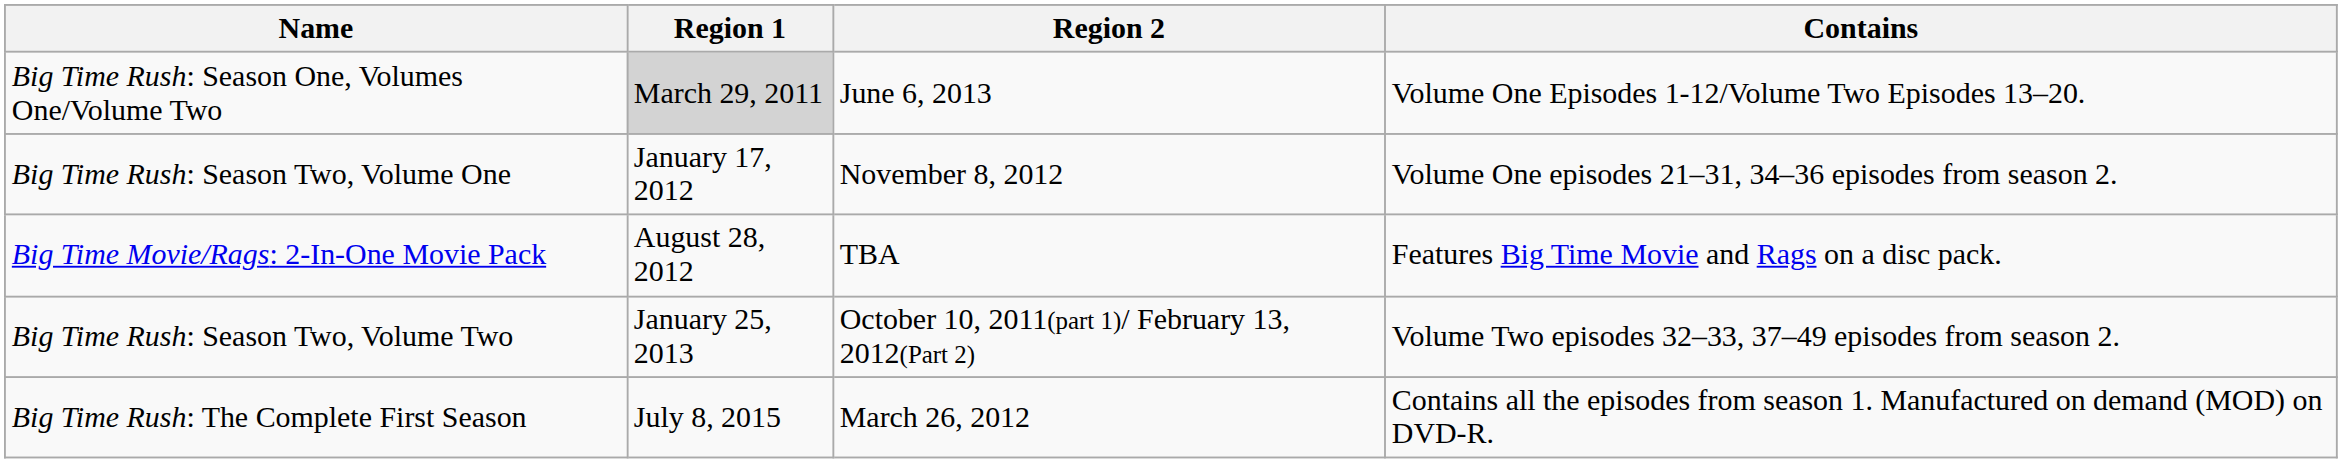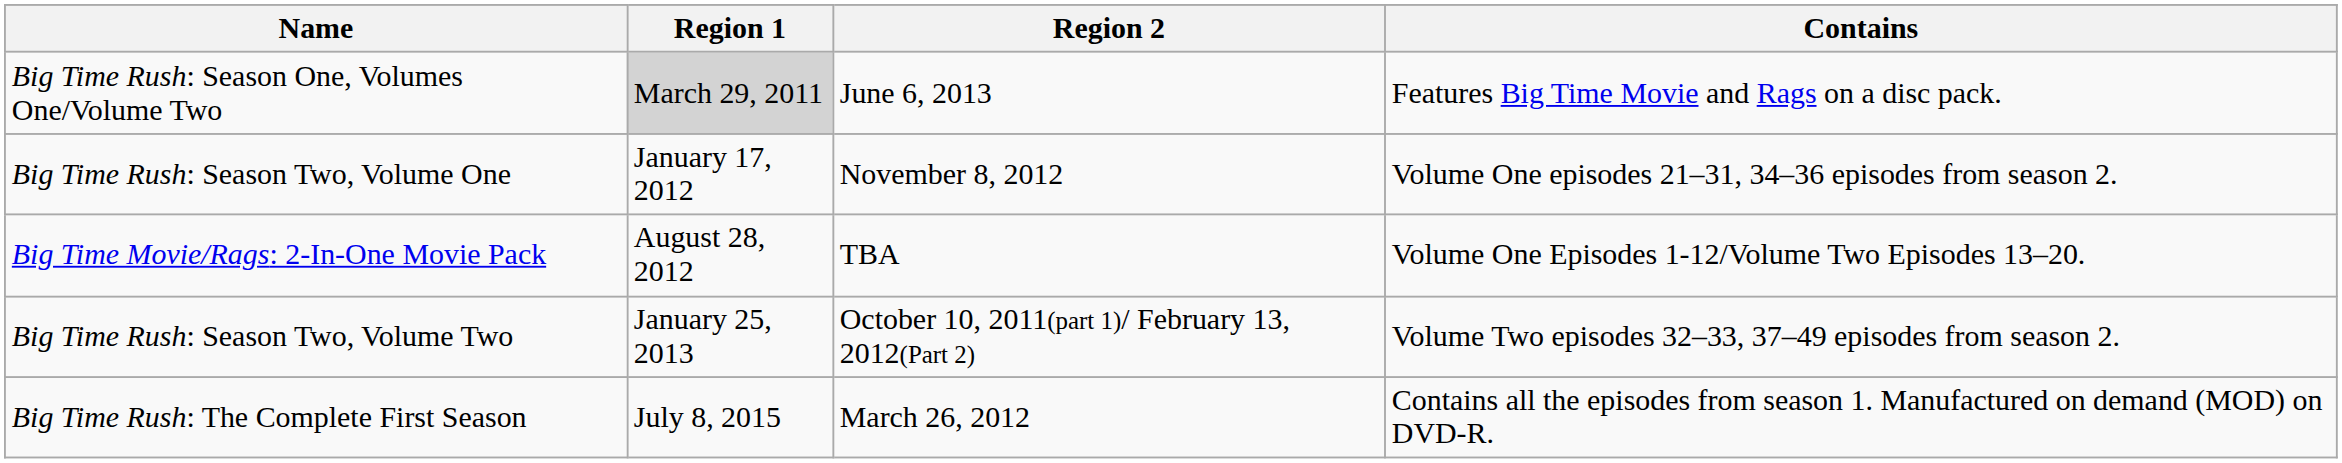(1739, 92) Volume One Episodes 1-12/Volume Two Episodes 13–20. -> (1697, 92) Features Big Time Movie and Rags on a disc pack.
(1697, 254) Features Big Time Movie and Rags on a disc pack. -> (1739, 254) Volume One Episodes 1-12/Volume Two Episodes 13–20.
